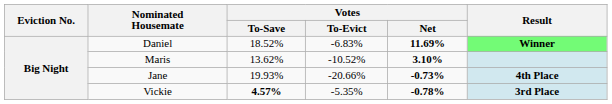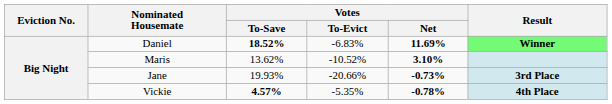(266, 44) normal -> (267, 44) bold
(537, 76) 4th Place -> (537, 76) 3rd Place
(537, 92) 3rd Place -> (537, 92) 4th Place
